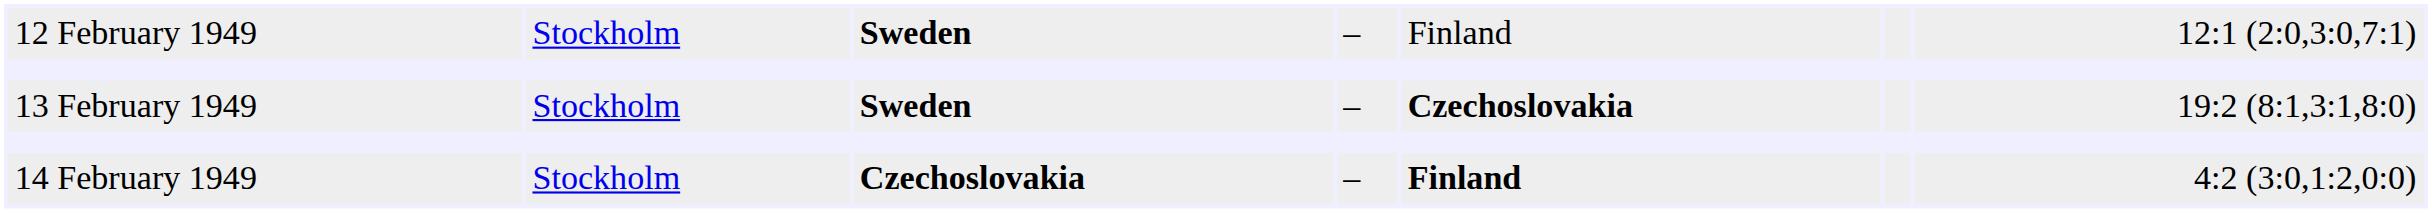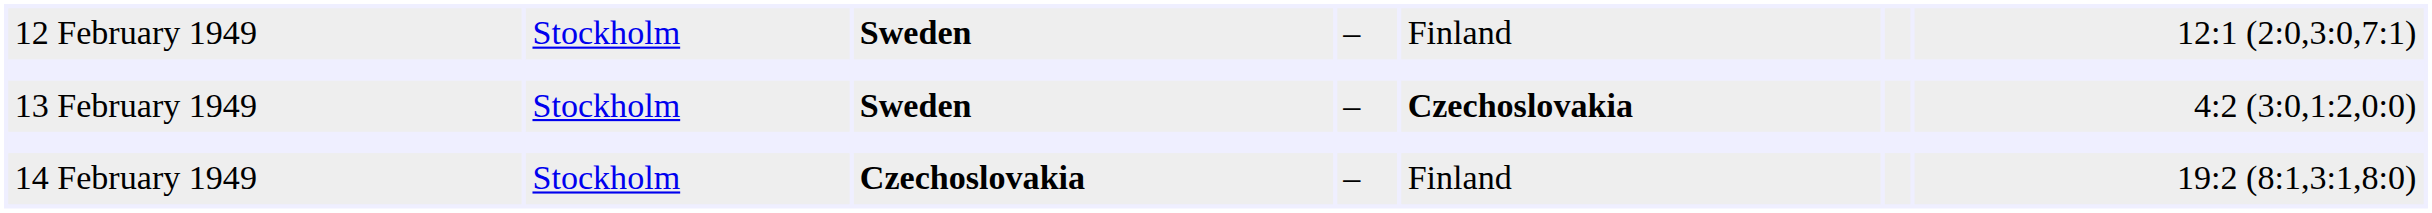(2297, 105) 19:2 (8:1,3:1,8:0) -> (2305, 105) 4:2 (3:0,1:2,0:0)
(1464, 178) bold -> (1460, 178) normal
(2305, 178) 4:2 (3:0,1:2,0:0) -> (2297, 178) 19:2 (8:1,3:1,8:0)
